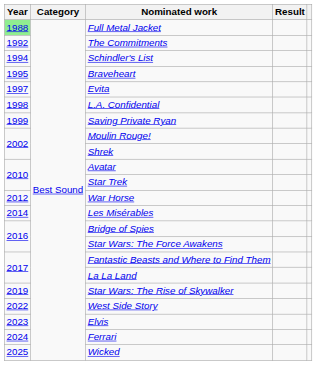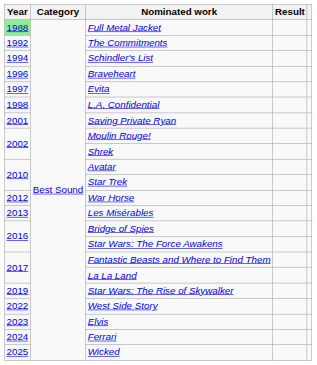(17, 74) 1995 -> (17, 74) 1996
(17, 120) 1999 -> (17, 120) 2001
(17, 213) 2014 -> (17, 213) 2013
